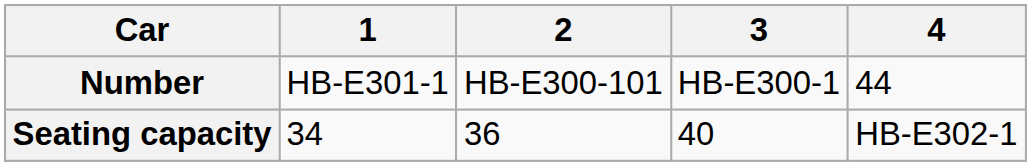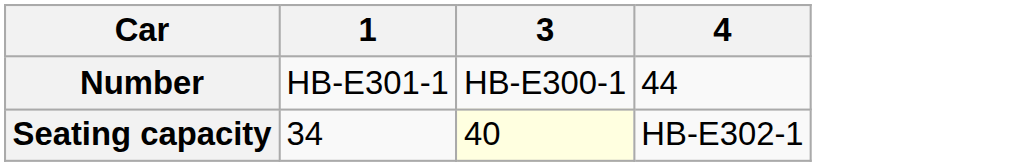- column: (563, 30)
(696, 134) no background -> (482, 134) lightyellow background
